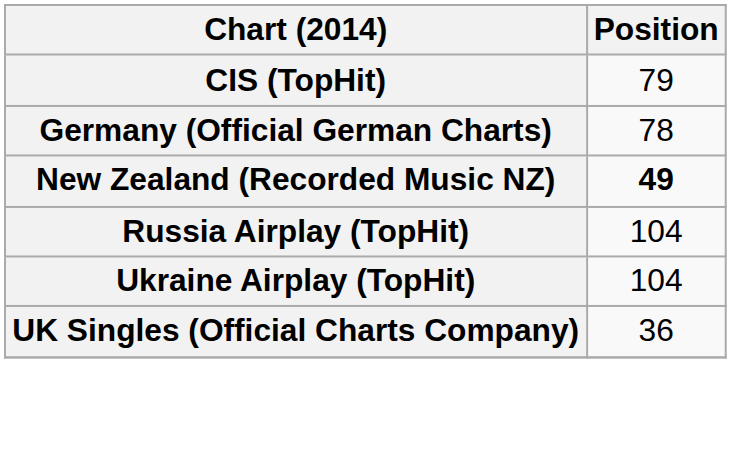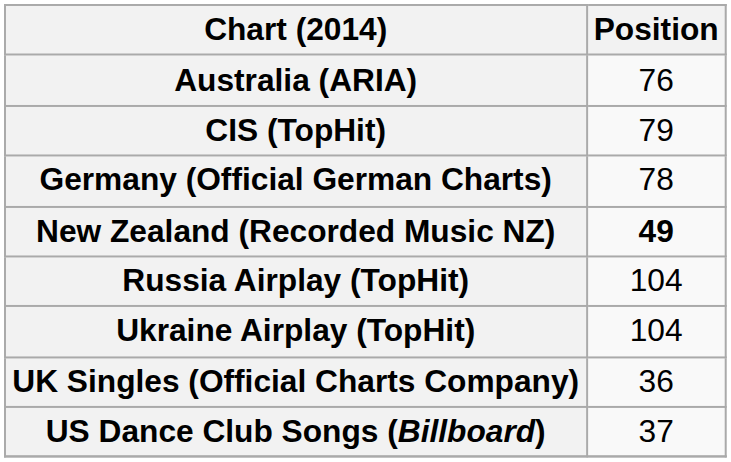+ row: (296, 79)
+ row: (296, 431)
